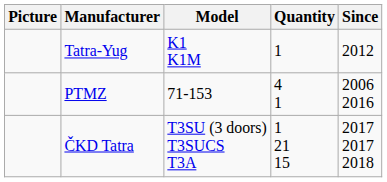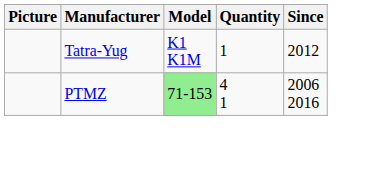(190, 94) no background -> (190, 94) lightgreen background
- row: (99, 145)
